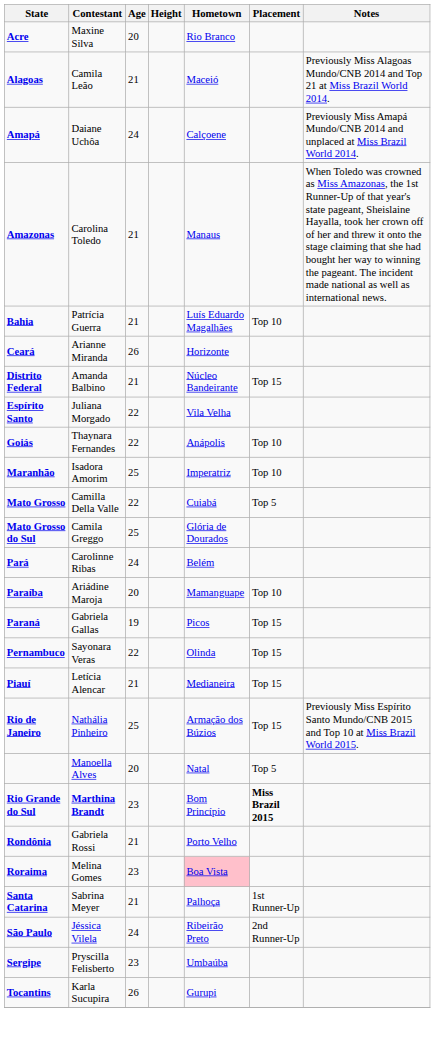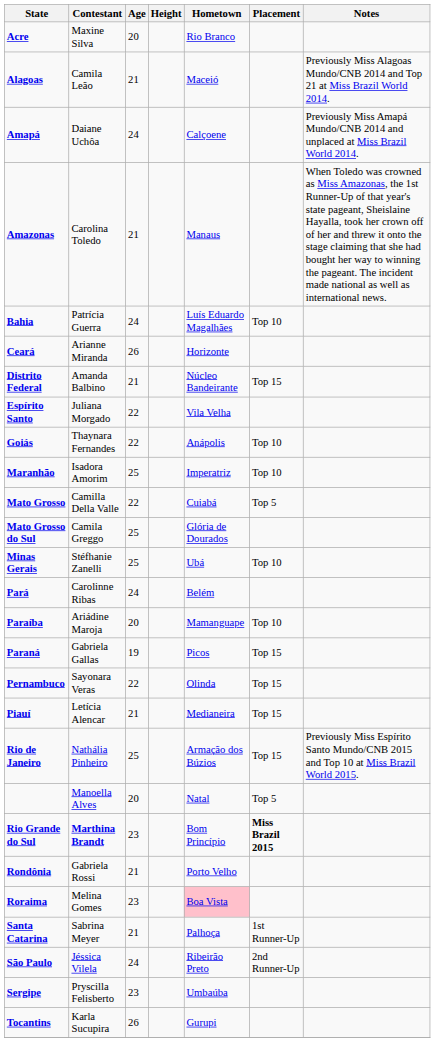(133, 321) 21 -> (133, 321) 24
+ row: (22, 562)
